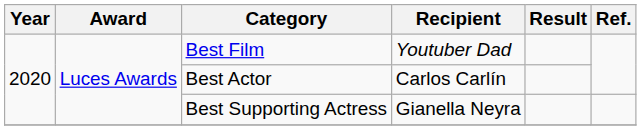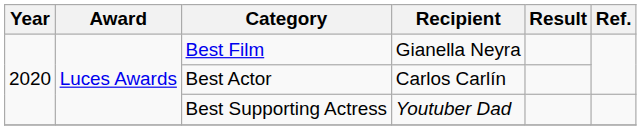(453, 49) Youtuber Dad -> (458, 49) Gianella Neyra
(458, 109) Gianella Neyra -> (453, 109) Youtuber Dad
